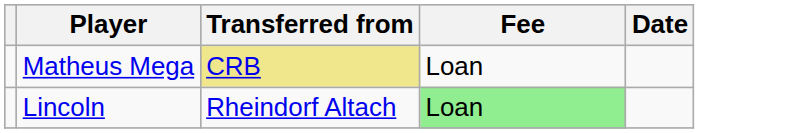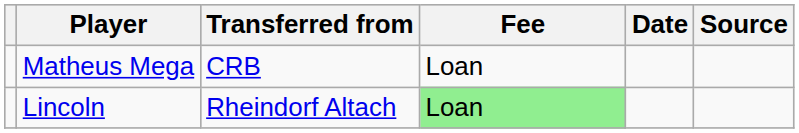+ column: (744, 25)
(234, 66) khaki background -> (234, 66) no background
